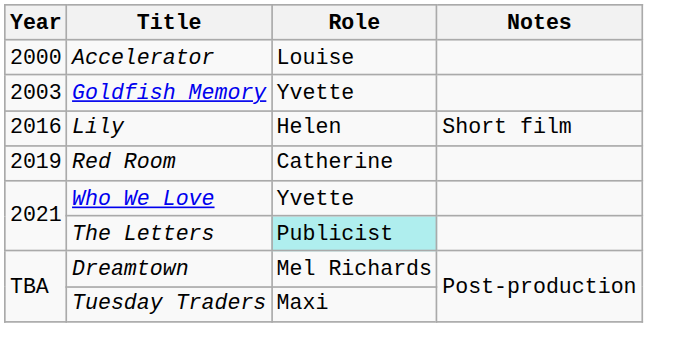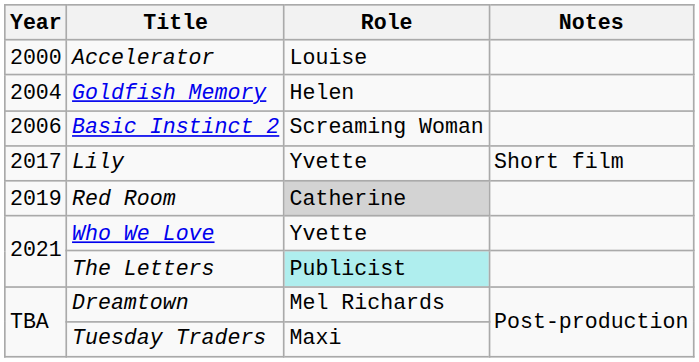(36, 93) 2003 -> (36, 93) 2004
(315, 93) Yvette -> (322, 93) Helen
+ row: (176, 128)
(36, 128) 2016 -> (36, 163) 2017
(309, 128) Helen -> (328, 163) Yvette
(335, 163) no background -> (348, 198) lightgrey background
